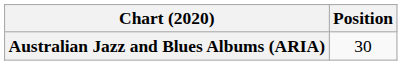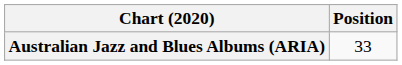(363, 45) 30 -> (363, 45) 33
